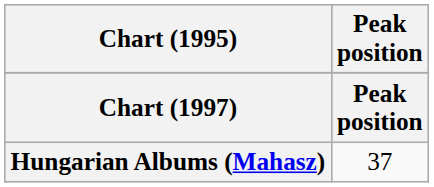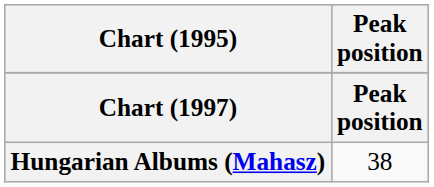(380, 161) 37 -> (380, 161) 38
